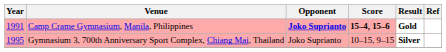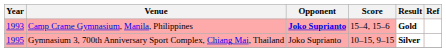(15, 26) 1991 -> (15, 26) 1993
(370, 26) bold -> (370, 26) normal
